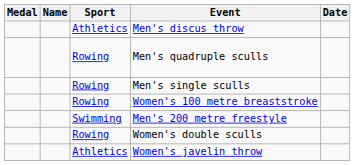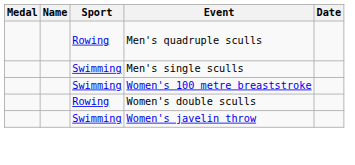- row: (188, 30)
(91, 86) Rowing -> (97, 69) Swimming
(91, 102) Rowing -> (97, 86) Swimming
- row: (210, 119)
(100, 152) Athletics -> (97, 119) Swimming
